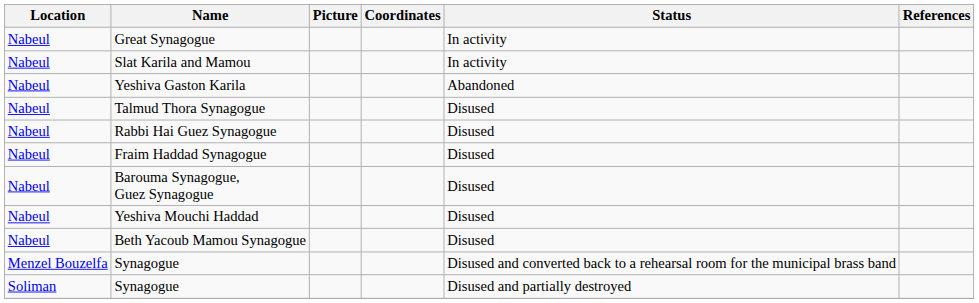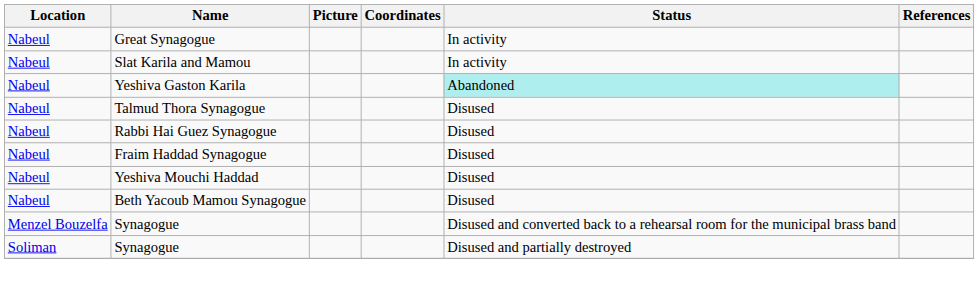(481, 85) no background -> (481, 85) paleturquoise background
- row: (29, 185)
